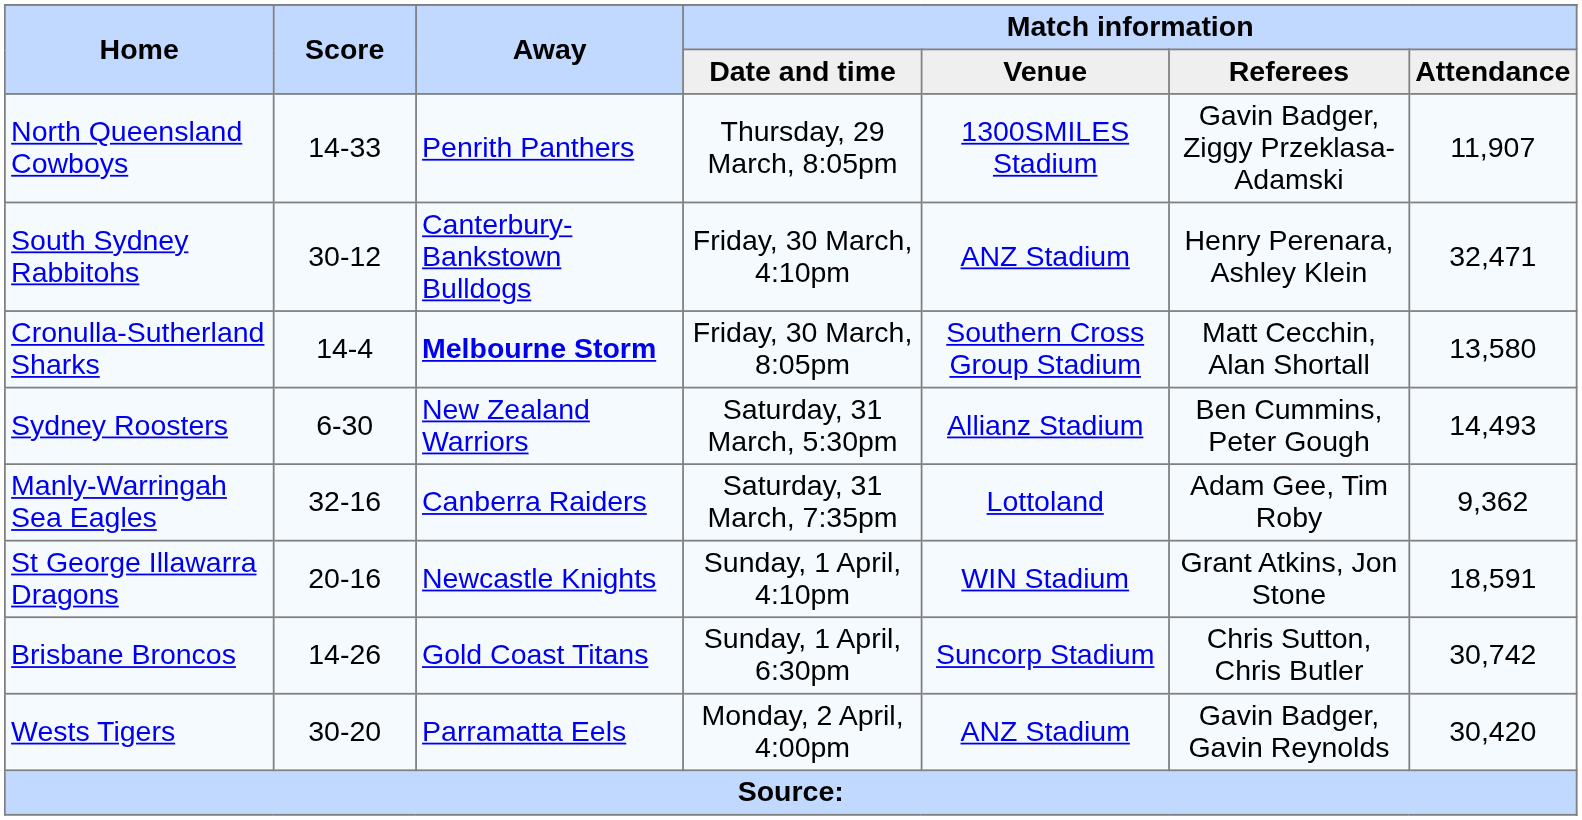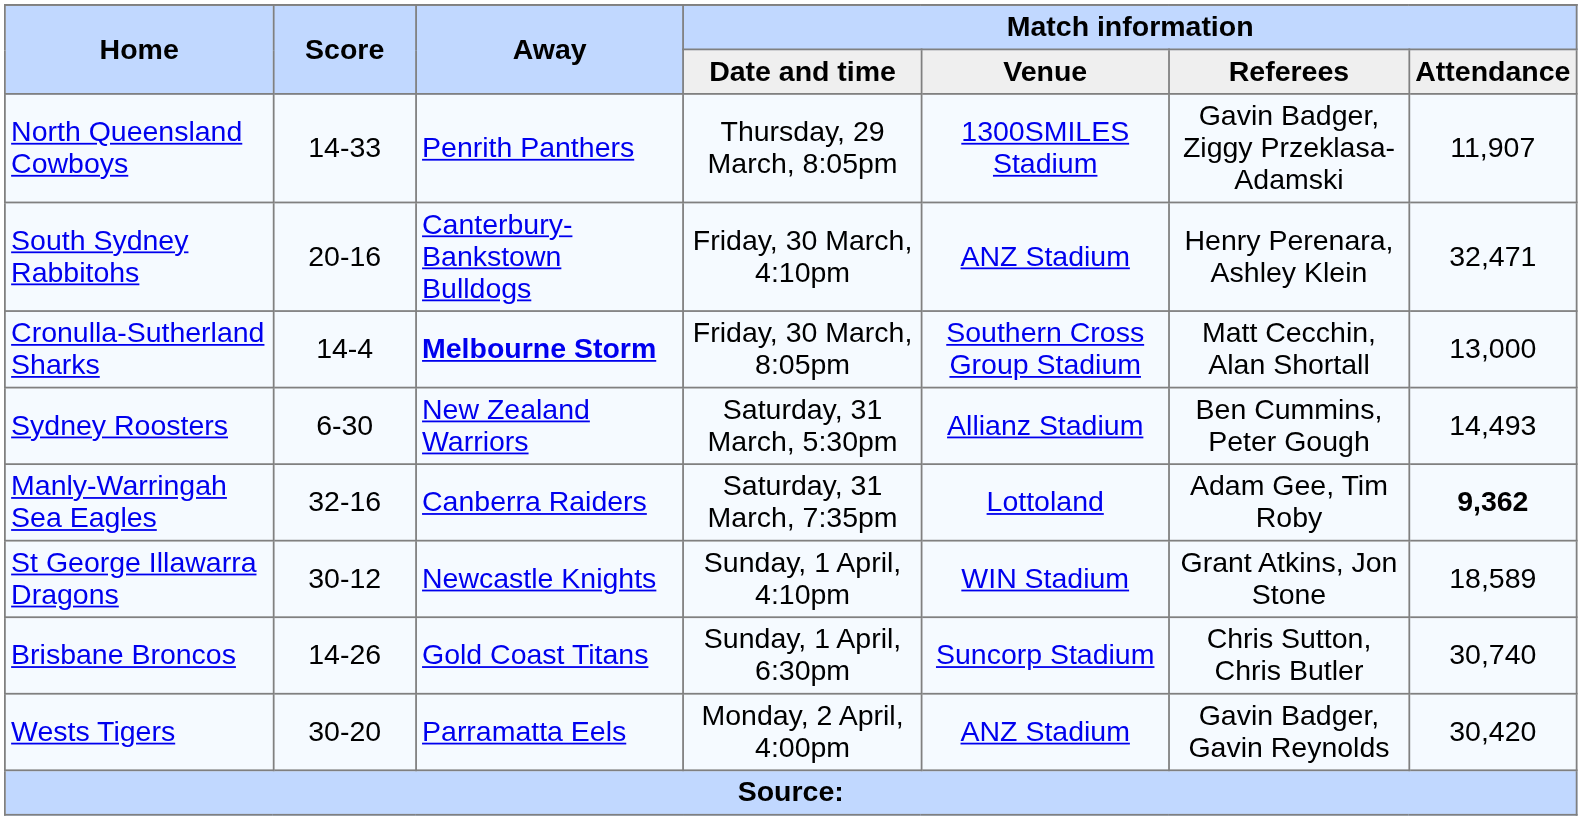(345, 256) 30-12 -> (345, 256) 20-16
(1493, 348) 13,580 -> (1493, 348) 13,000
(1493, 502) normal -> (1493, 502) bold
(345, 578) 20-16 -> (345, 578) 30-12
(1493, 578) 18,591 -> (1493, 578) 18,589
(1493, 655) 30,742 -> (1493, 655) 30,740
